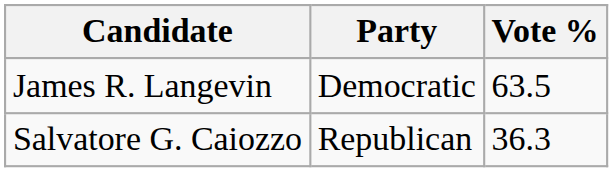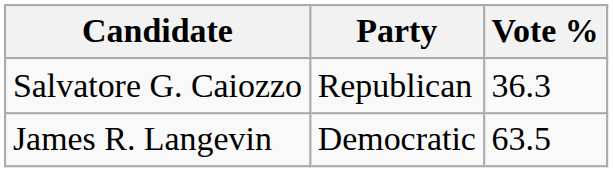rows swapped: (142, 85) <-> (157, 138)
